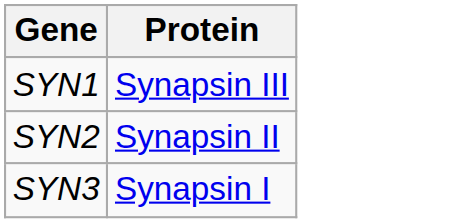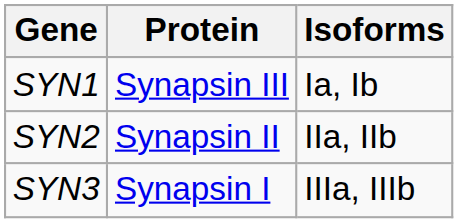+ column: (375, 30)
